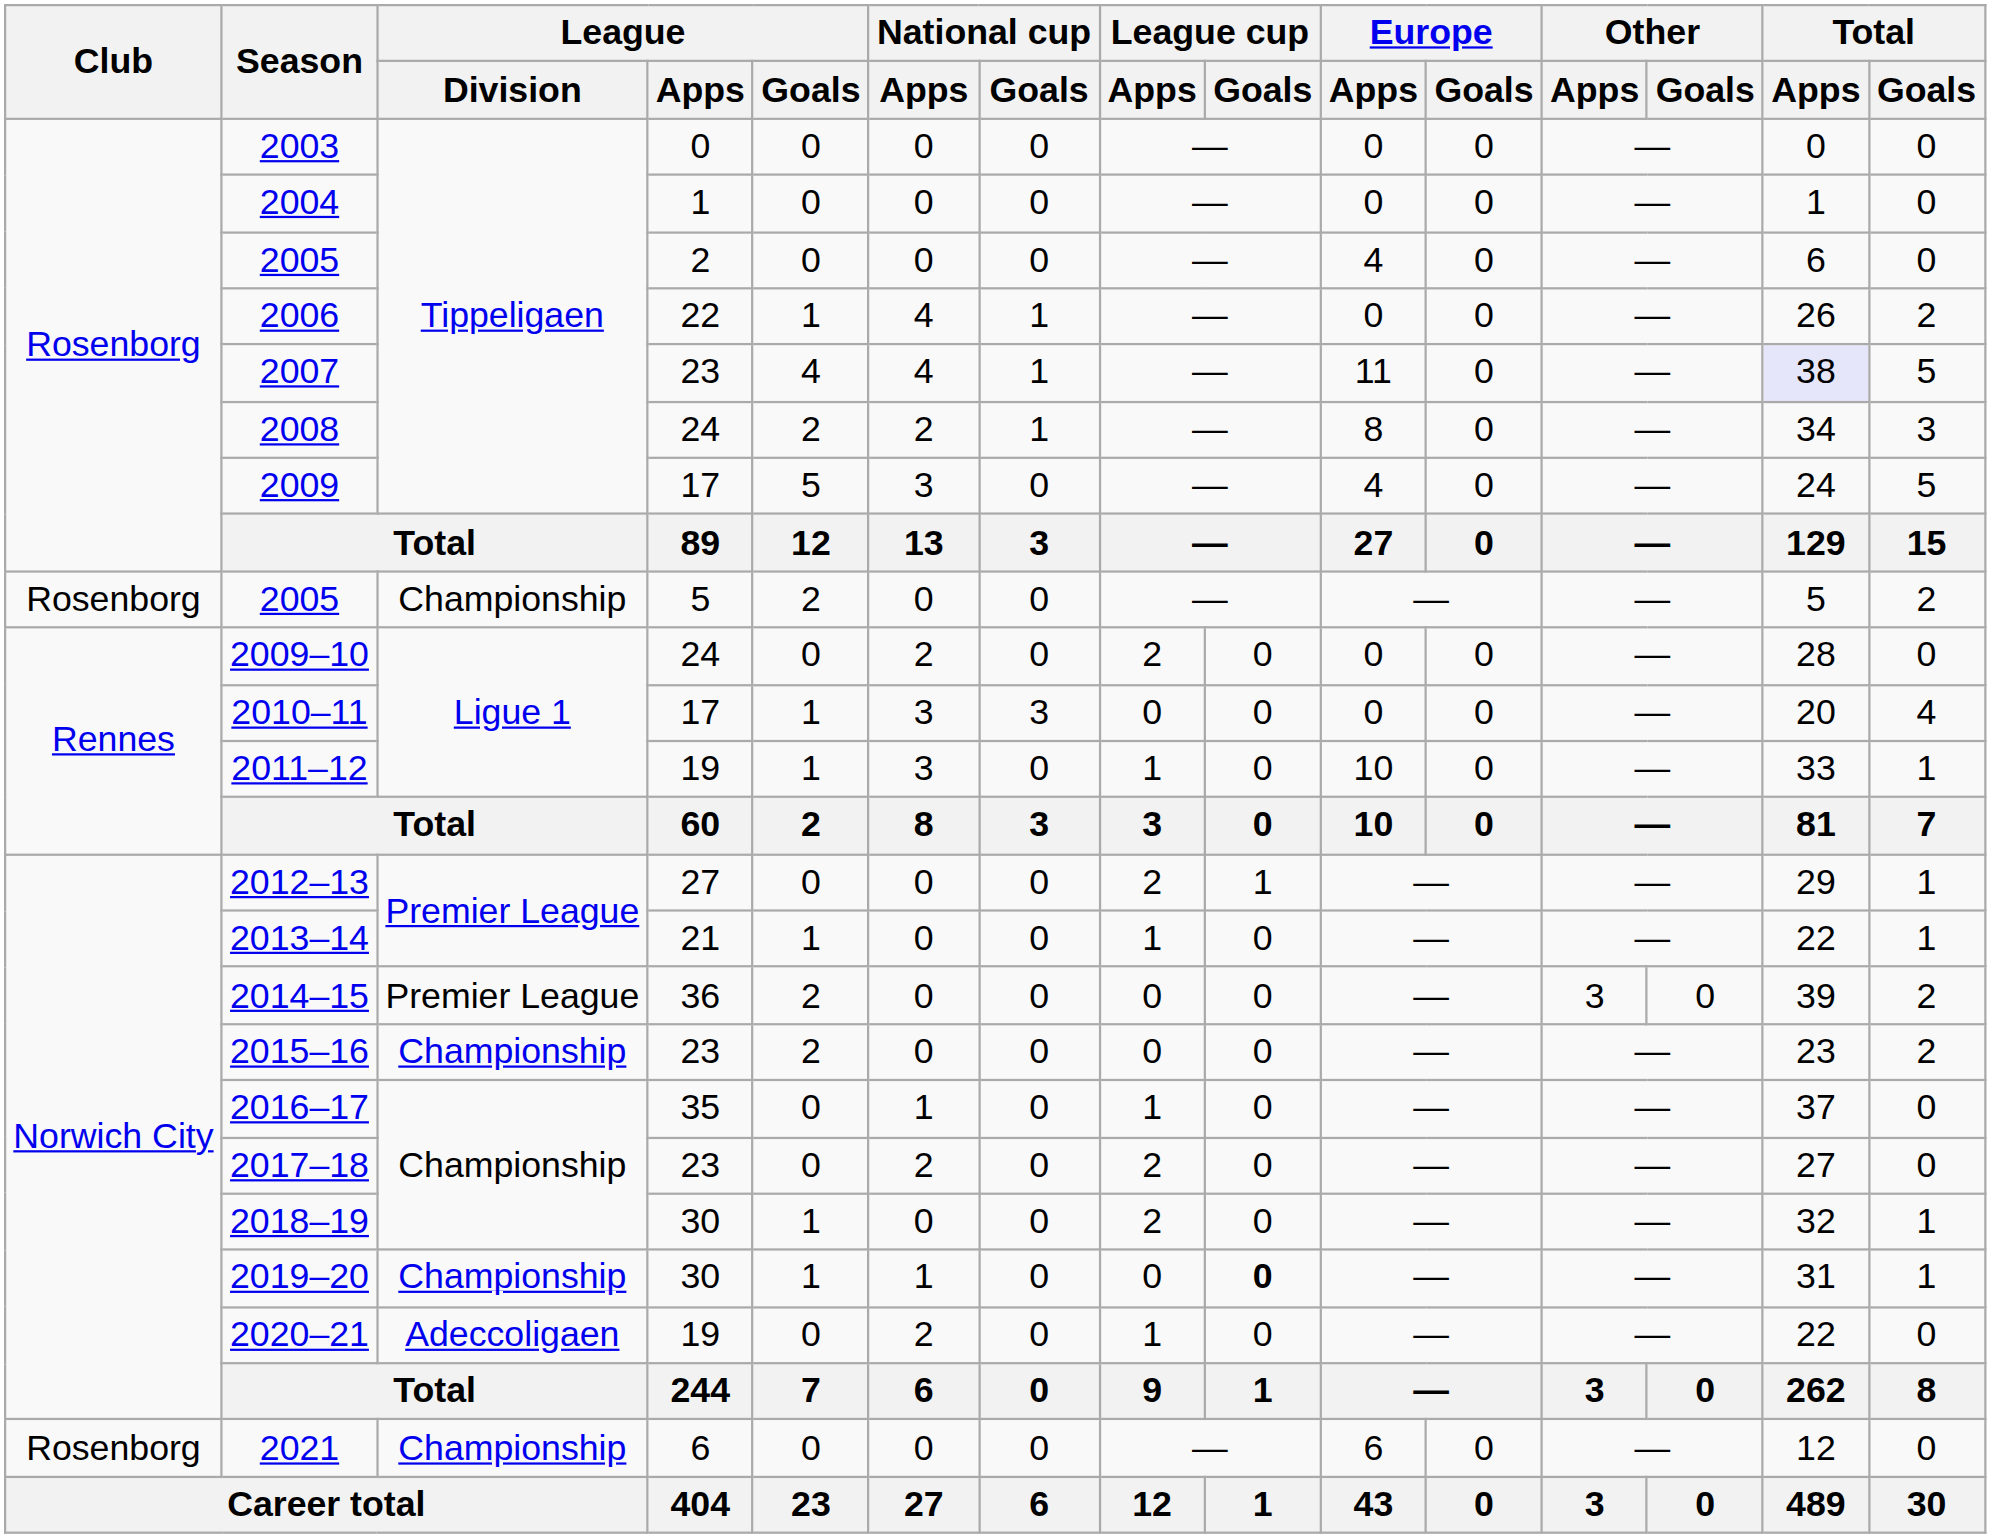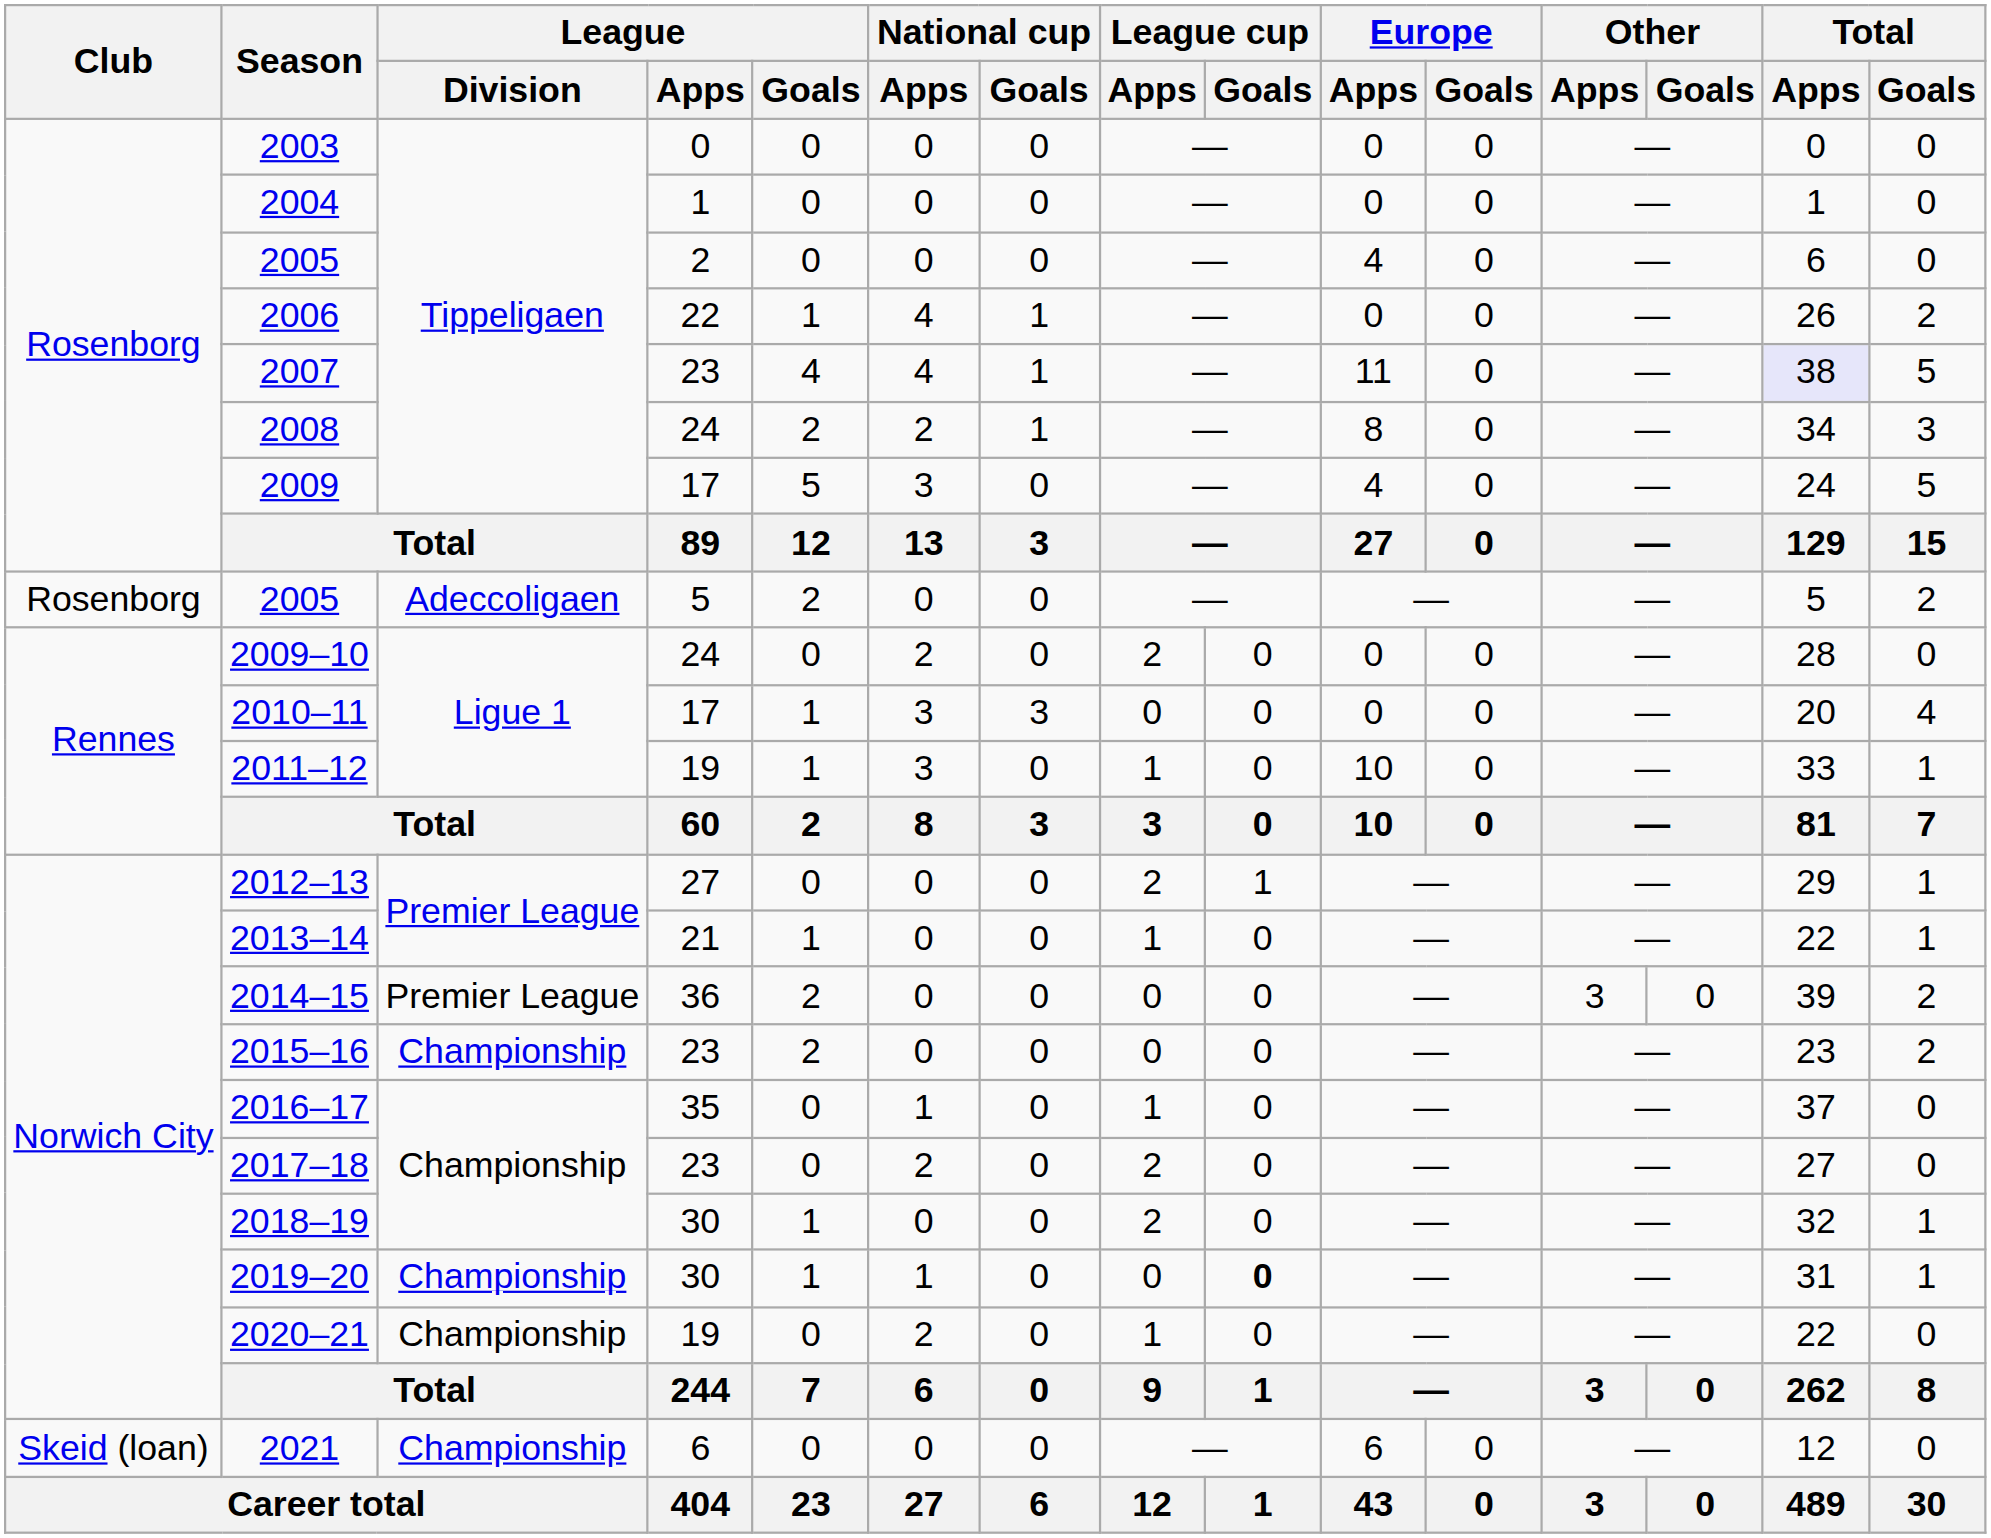(512, 598) Championship -> (512, 598) Adeccoligaen
(512, 1334) Adeccoligaen -> (512, 1334) Championship
(113, 1447) Rosenborg -> (113, 1447) Skeid (loan)
